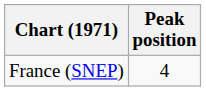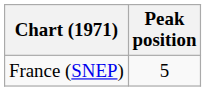(164, 70) 4 -> (164, 70) 5
